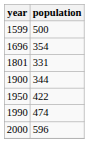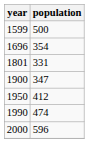(41, 79) 344 -> (41, 79) 347
(41, 96) 422 -> (41, 96) 412
